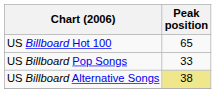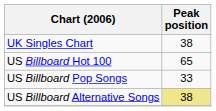+ row: (50, 43)
